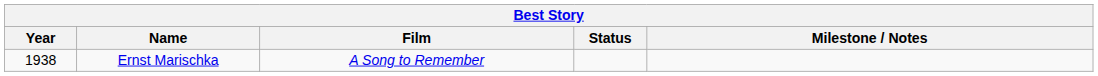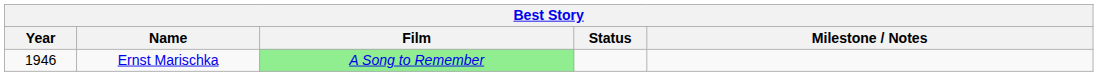(41, 60) 1938 -> (41, 60) 1946
(417, 60) no background -> (417, 60) lightgreen background
